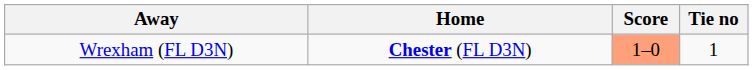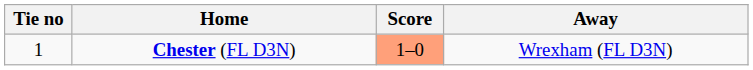columns swapped: (714, 19) <-> (156, 19)
